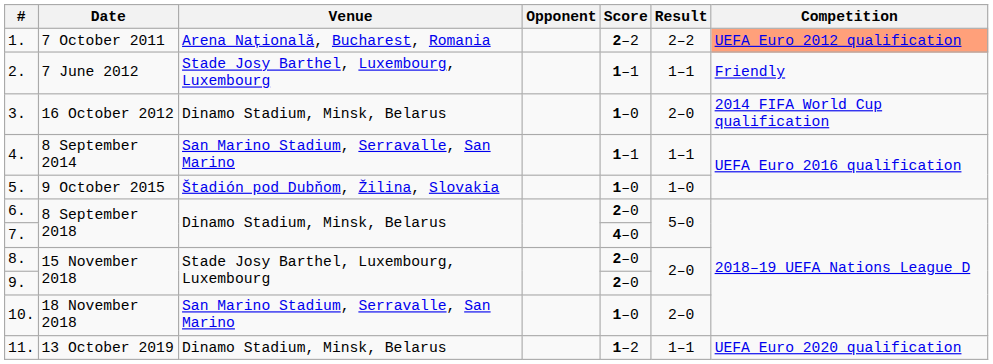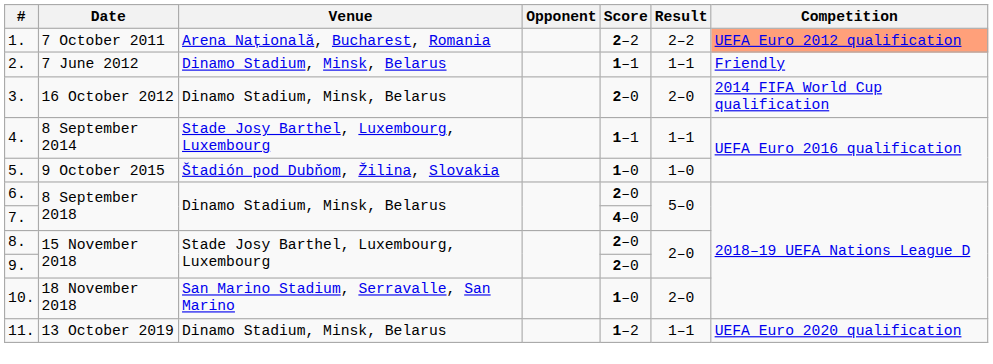(319, 73) Stade Josy Barthel, Luxembourg, Luxembourg -> (314, 64) Dinamo Stadium, Minsk, Belarus
(626, 114) 1–0 -> (626, 97) 2–0
(336, 155) San Marino Stadium, Serravalle, San Marino -> (319, 138) Stade Josy Barthel, Luxembourg, Luxembourg
